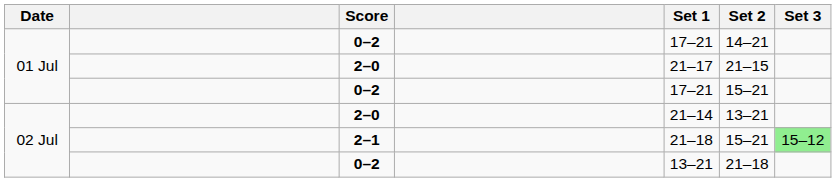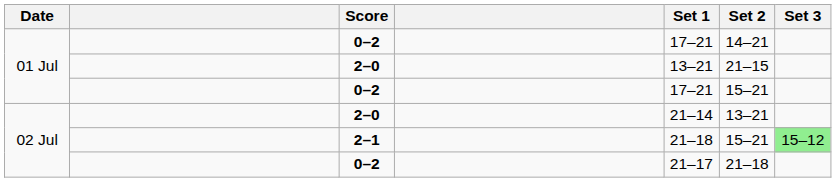(691, 66) 21–17 -> (691, 66) 13–21
(691, 164) 13–21 -> (691, 164) 21–17
